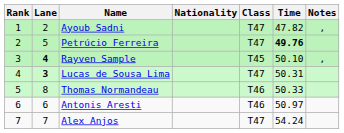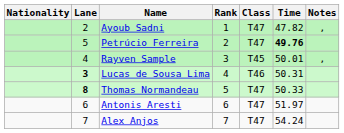columns swapped: (18, 12) <-> (206, 12)
(45, 58) bold -> (85, 58) normal
(289, 58) 50.10 -> (289, 58) 50.01
(256, 74) T47 -> (256, 74) T46
(45, 89) normal -> (85, 89) bold
(256, 89) T46 -> (256, 89) T47
(256, 105) T46 -> (256, 105) T47
(289, 105) 50.97 -> (289, 105) 51.97
